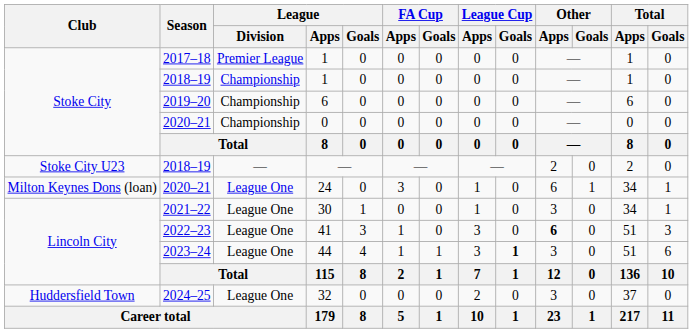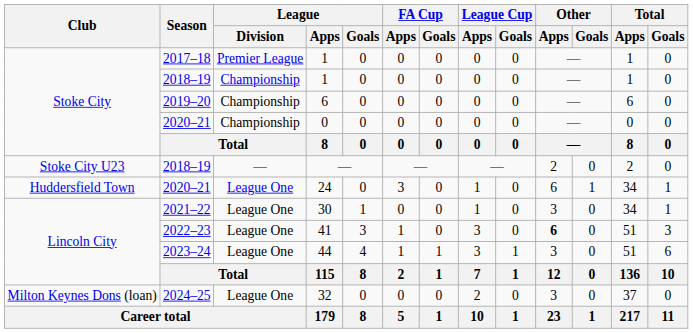(82, 187) Milton Keynes Dons (loan) -> (82, 187) Huddersfield Town
(516, 252) bold -> (516, 252) normal
(82, 295) Huddersfield Town -> (82, 295) Milton Keynes Dons (loan)
